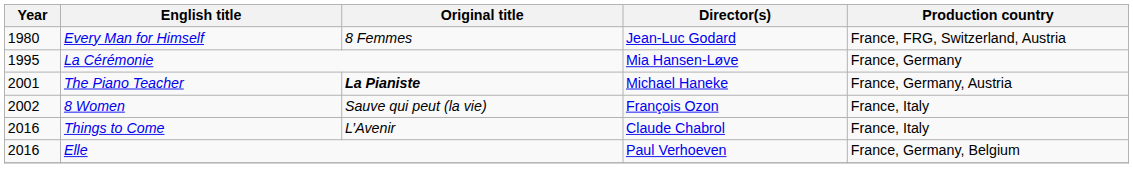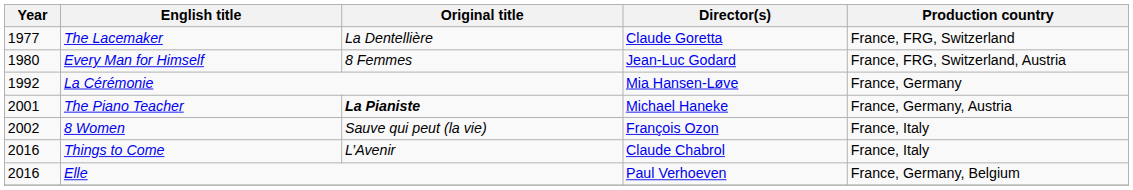+ row: (113, 38)
(24, 60) 1995 -> (24, 83) 1992
